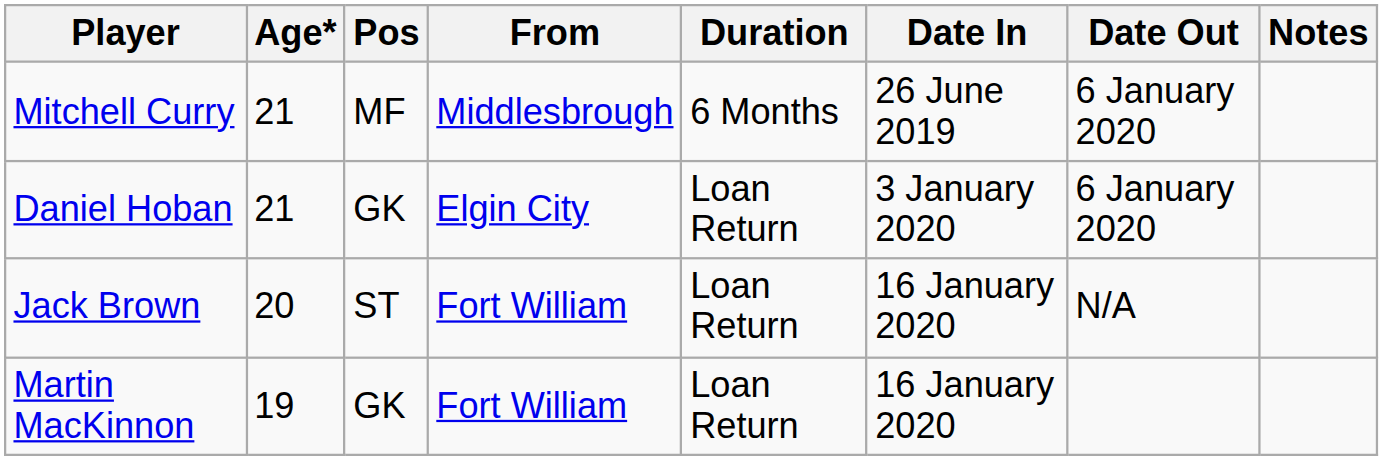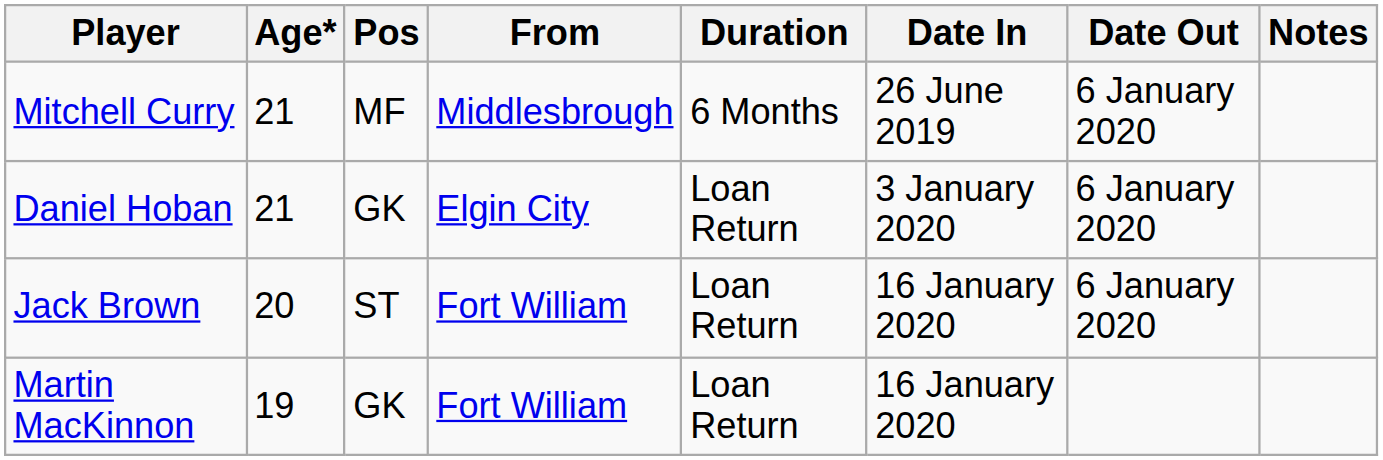(1106, 306) N/A -> (1155, 306) 6 January 2020
